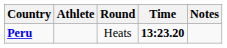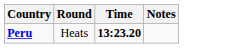- column: (76, 14)
